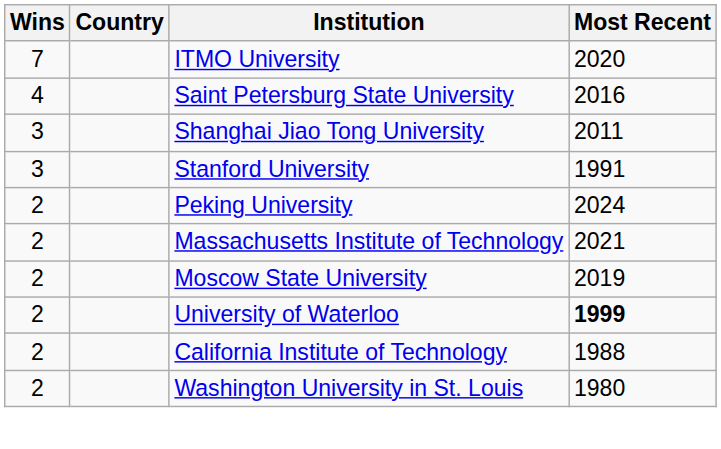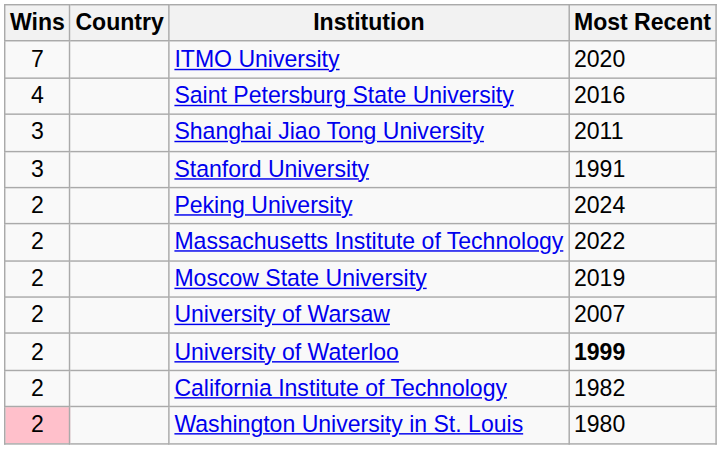(600, 242) 2021 -> (600, 242) 2022
+ row: (282, 315)
(600, 351) 1988 -> (600, 388) 1982
(37, 388) no background -> (37, 424) pink background
